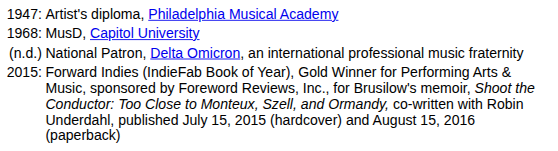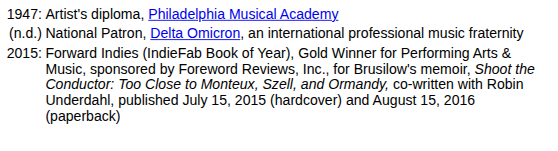- row: (122, 33)
